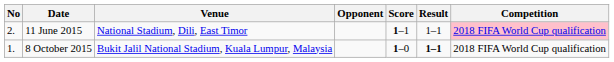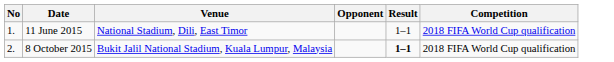- column: (401, 12)
(11, 30) 2. -> (11, 30) 1.
(530, 30) pink background -> (499, 30) no background
(11, 48) 1. -> (11, 48) 2.
